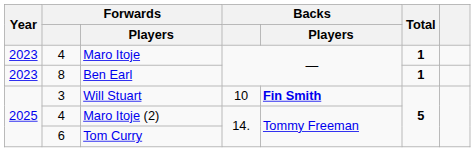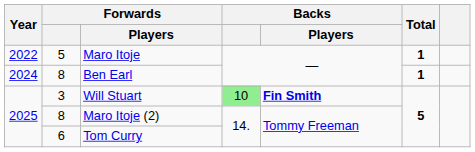(23, 55) 2023 -> (23, 55) 2022
(61, 55) 4 -> (61, 55) 5
(23, 75) 2023 -> (23, 75) 2024
(241, 95) no background -> (241, 95) lightgreen background
(61, 116) 4 -> (61, 116) 8
